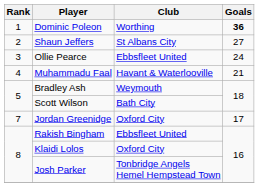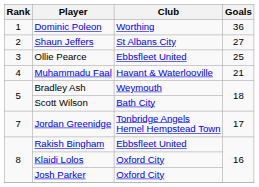(238, 27) bold -> (238, 27) normal
(238, 57) 24 -> (238, 57) 25
(140, 118) Oxford City -> (168, 124) Tonbridge Angels Hemel Hempstead Town
(168, 169) Tonbridge Angels Hemel Hempstead Town -> (140, 175) Oxford City
